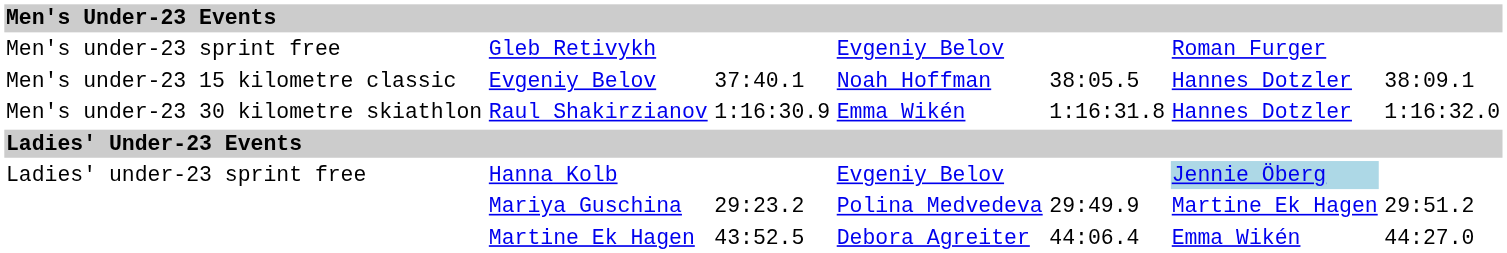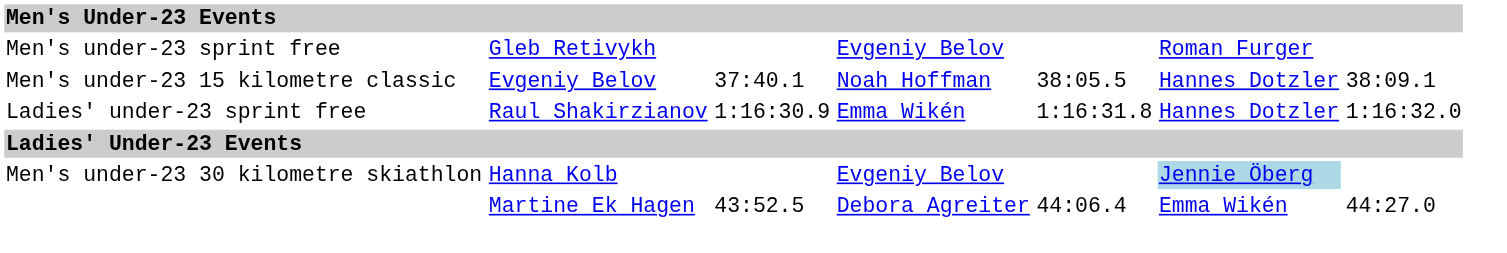(244, 112) Men's under-23 30 kilometre skiathlon -> (186, 112) Ladies' under-23 sprint free
(186, 175) Ladies' under-23 sprint free -> (244, 175) Men's under-23 30 kilometre skiathlon
- row: (585, 206)
